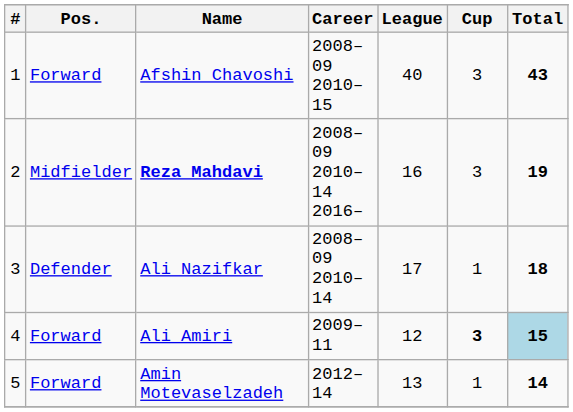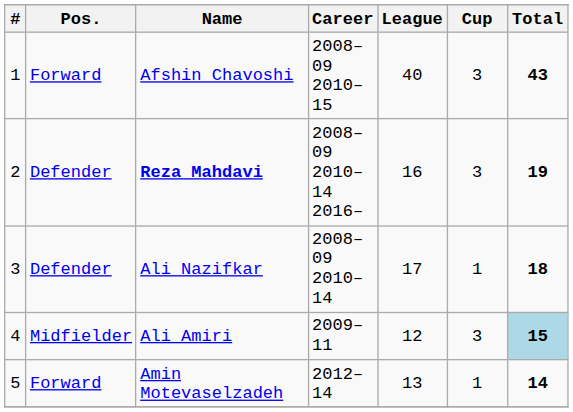(81, 172) Midfielder -> (71, 172) Defender
(66, 336) Forward -> (81, 336) Midfielder
(477, 336) bold -> (477, 336) normal
